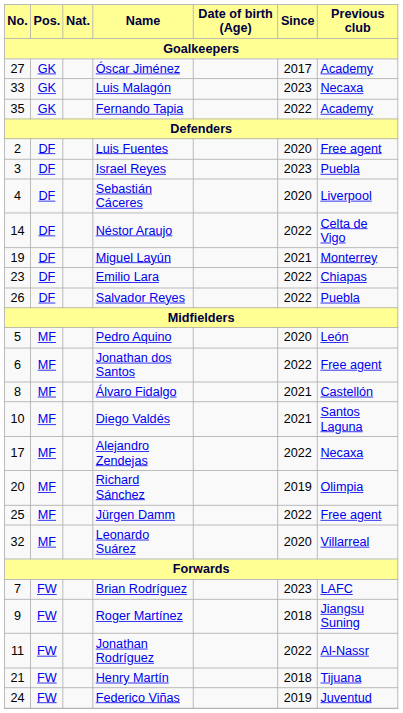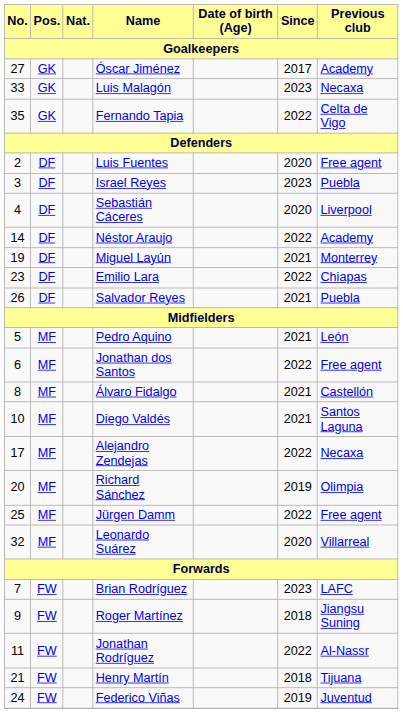(347, 108) Academy -> (344, 116) Celta de Vigo
(344, 230) Celta de Vigo -> (347, 237) Academy
(298, 297) 2022 -> (298, 297) 2021
(298, 337) 2020 -> (298, 337) 2021
